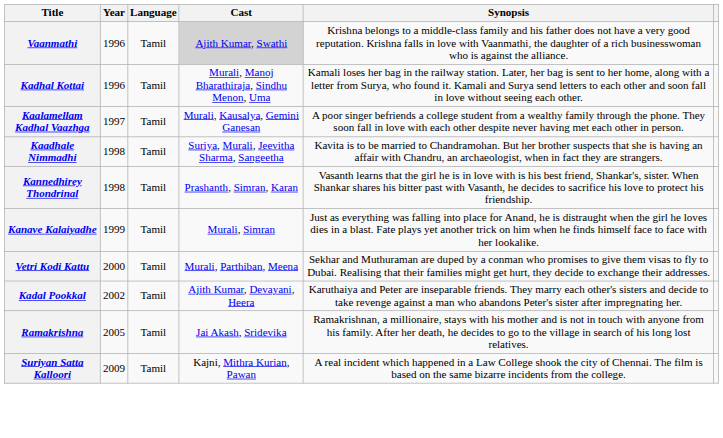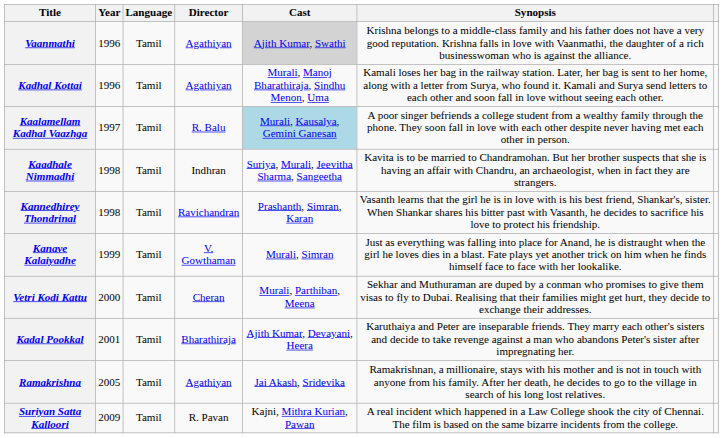+ column: (209, 13)
(241, 121) no background -> (300, 127) lightblue background
(114, 296) 2002 -> (109, 339) 2001
